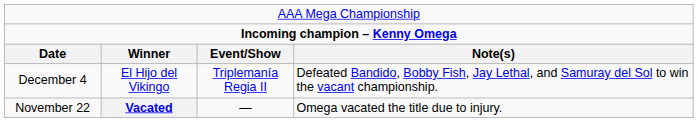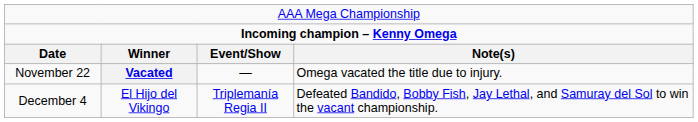rows swapped: (53, 107) <-> (53, 80)
